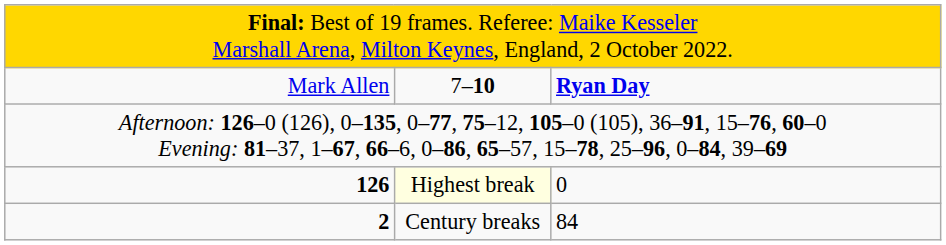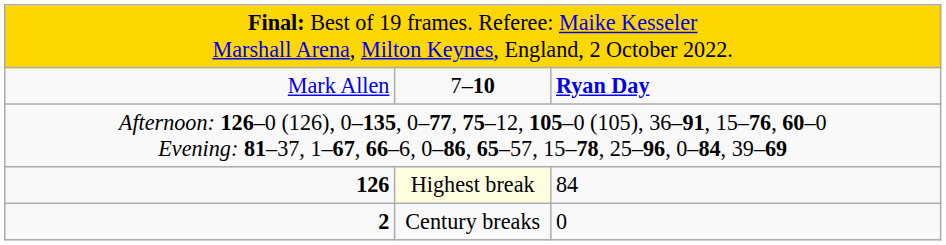(562, 185) 0 -> (567, 185) 84
(567, 221) 84 -> (562, 221) 0
